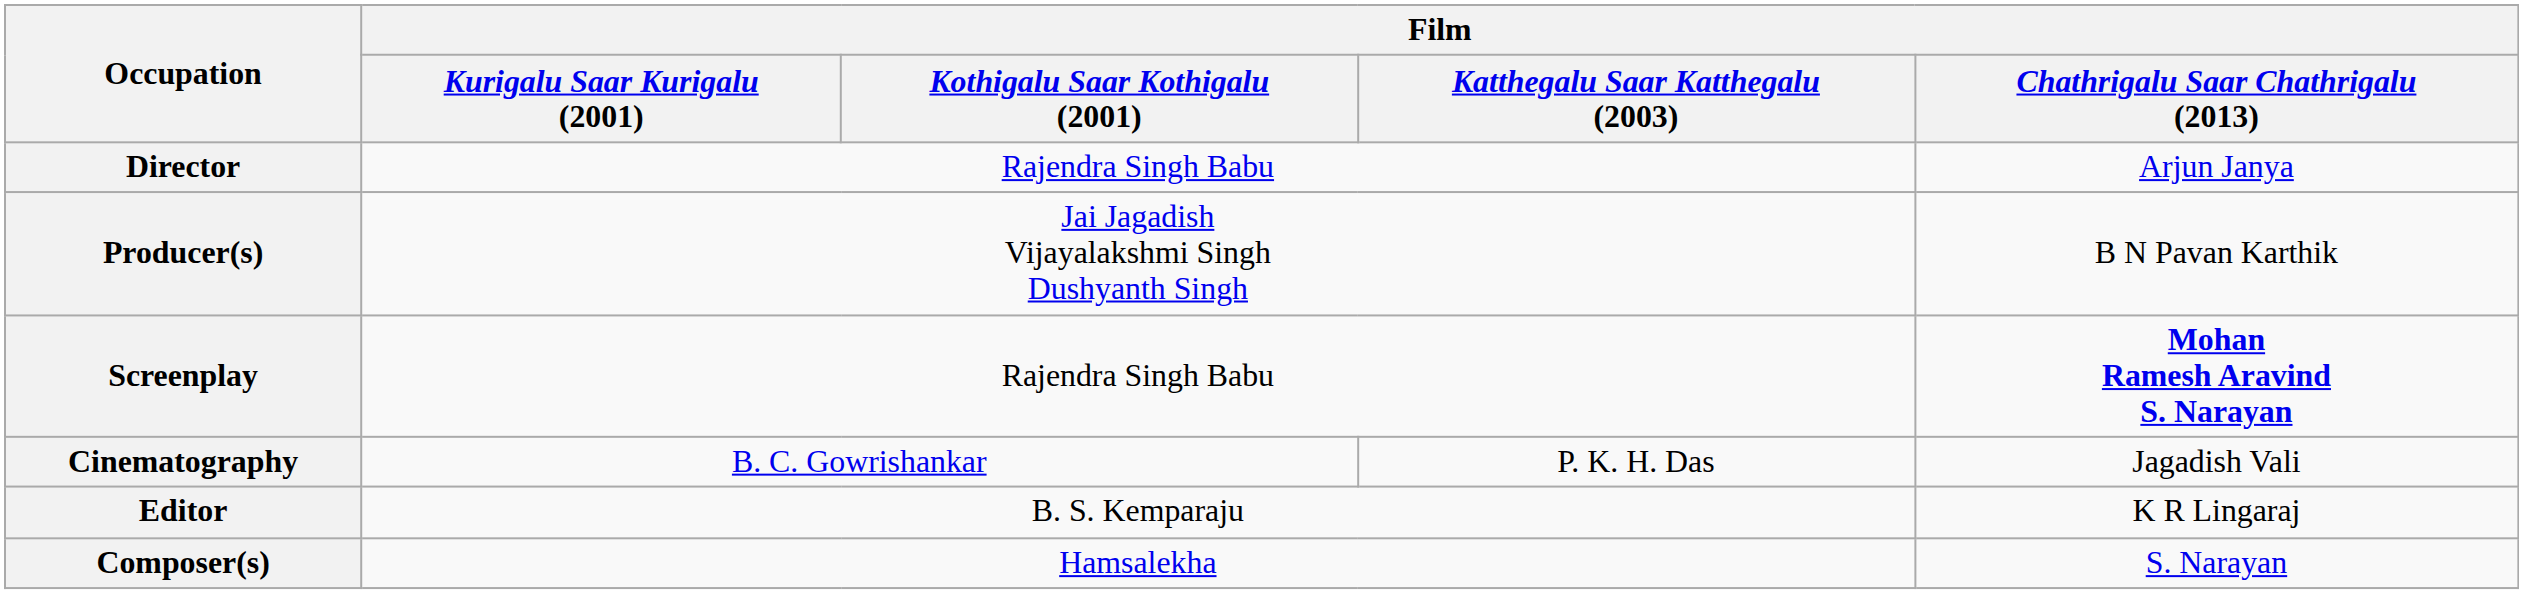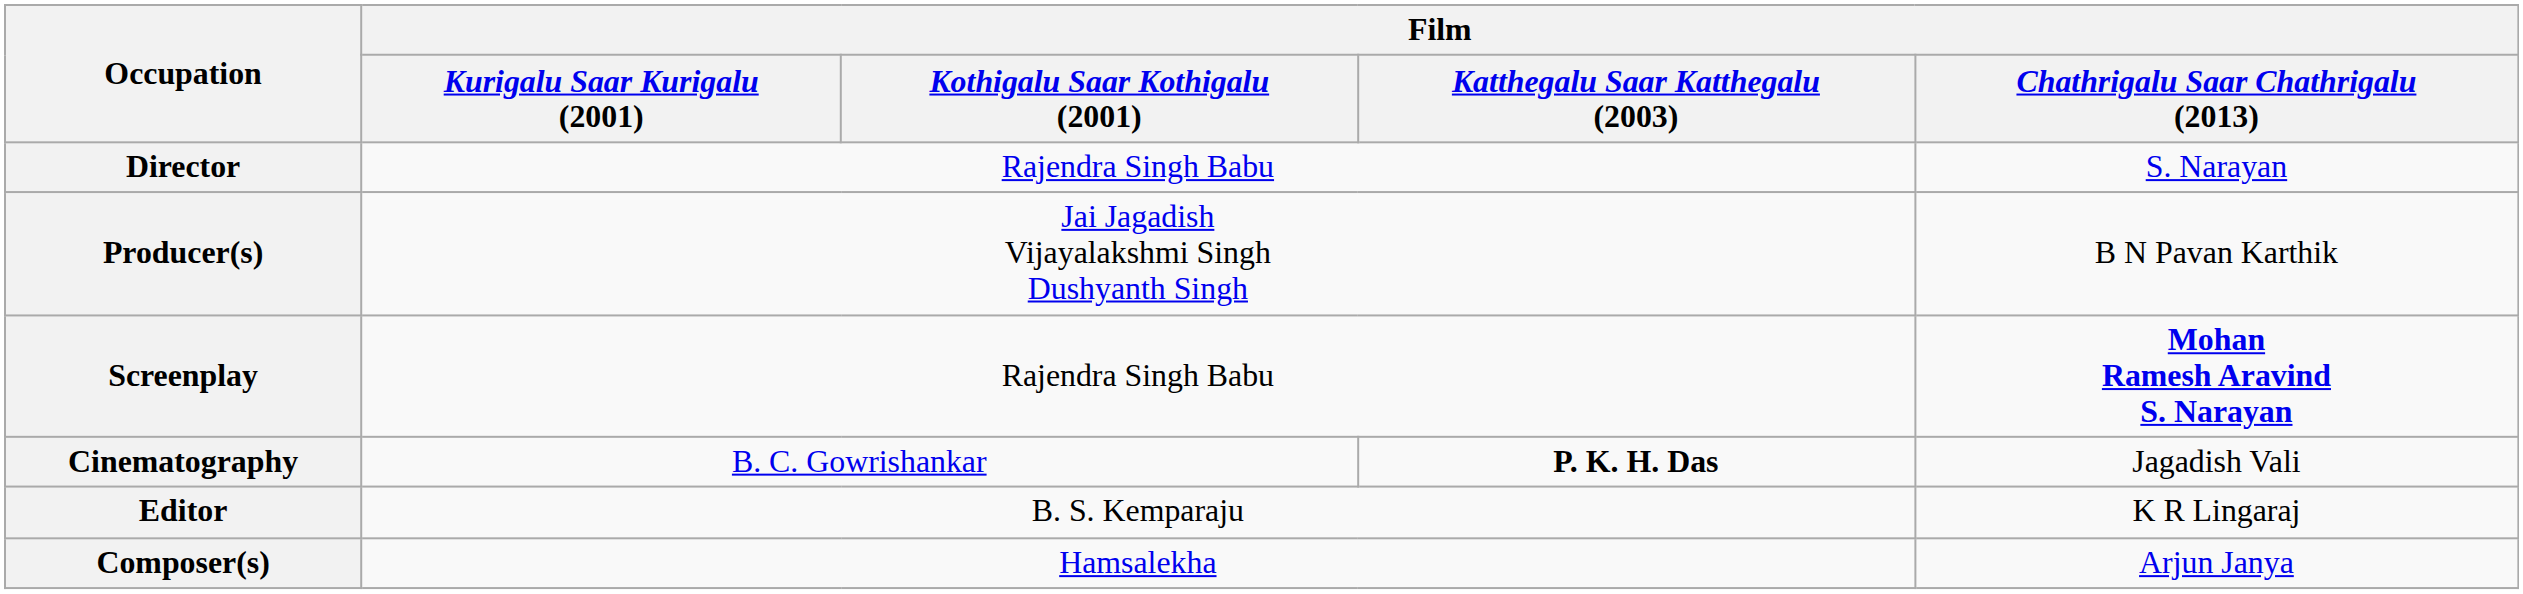(2216, 166) Arjun Janya -> (2216, 166) S. Narayan
(1636, 461) normal -> (1636, 461) bold
(2216, 562) S. Narayan -> (2216, 562) Arjun Janya
